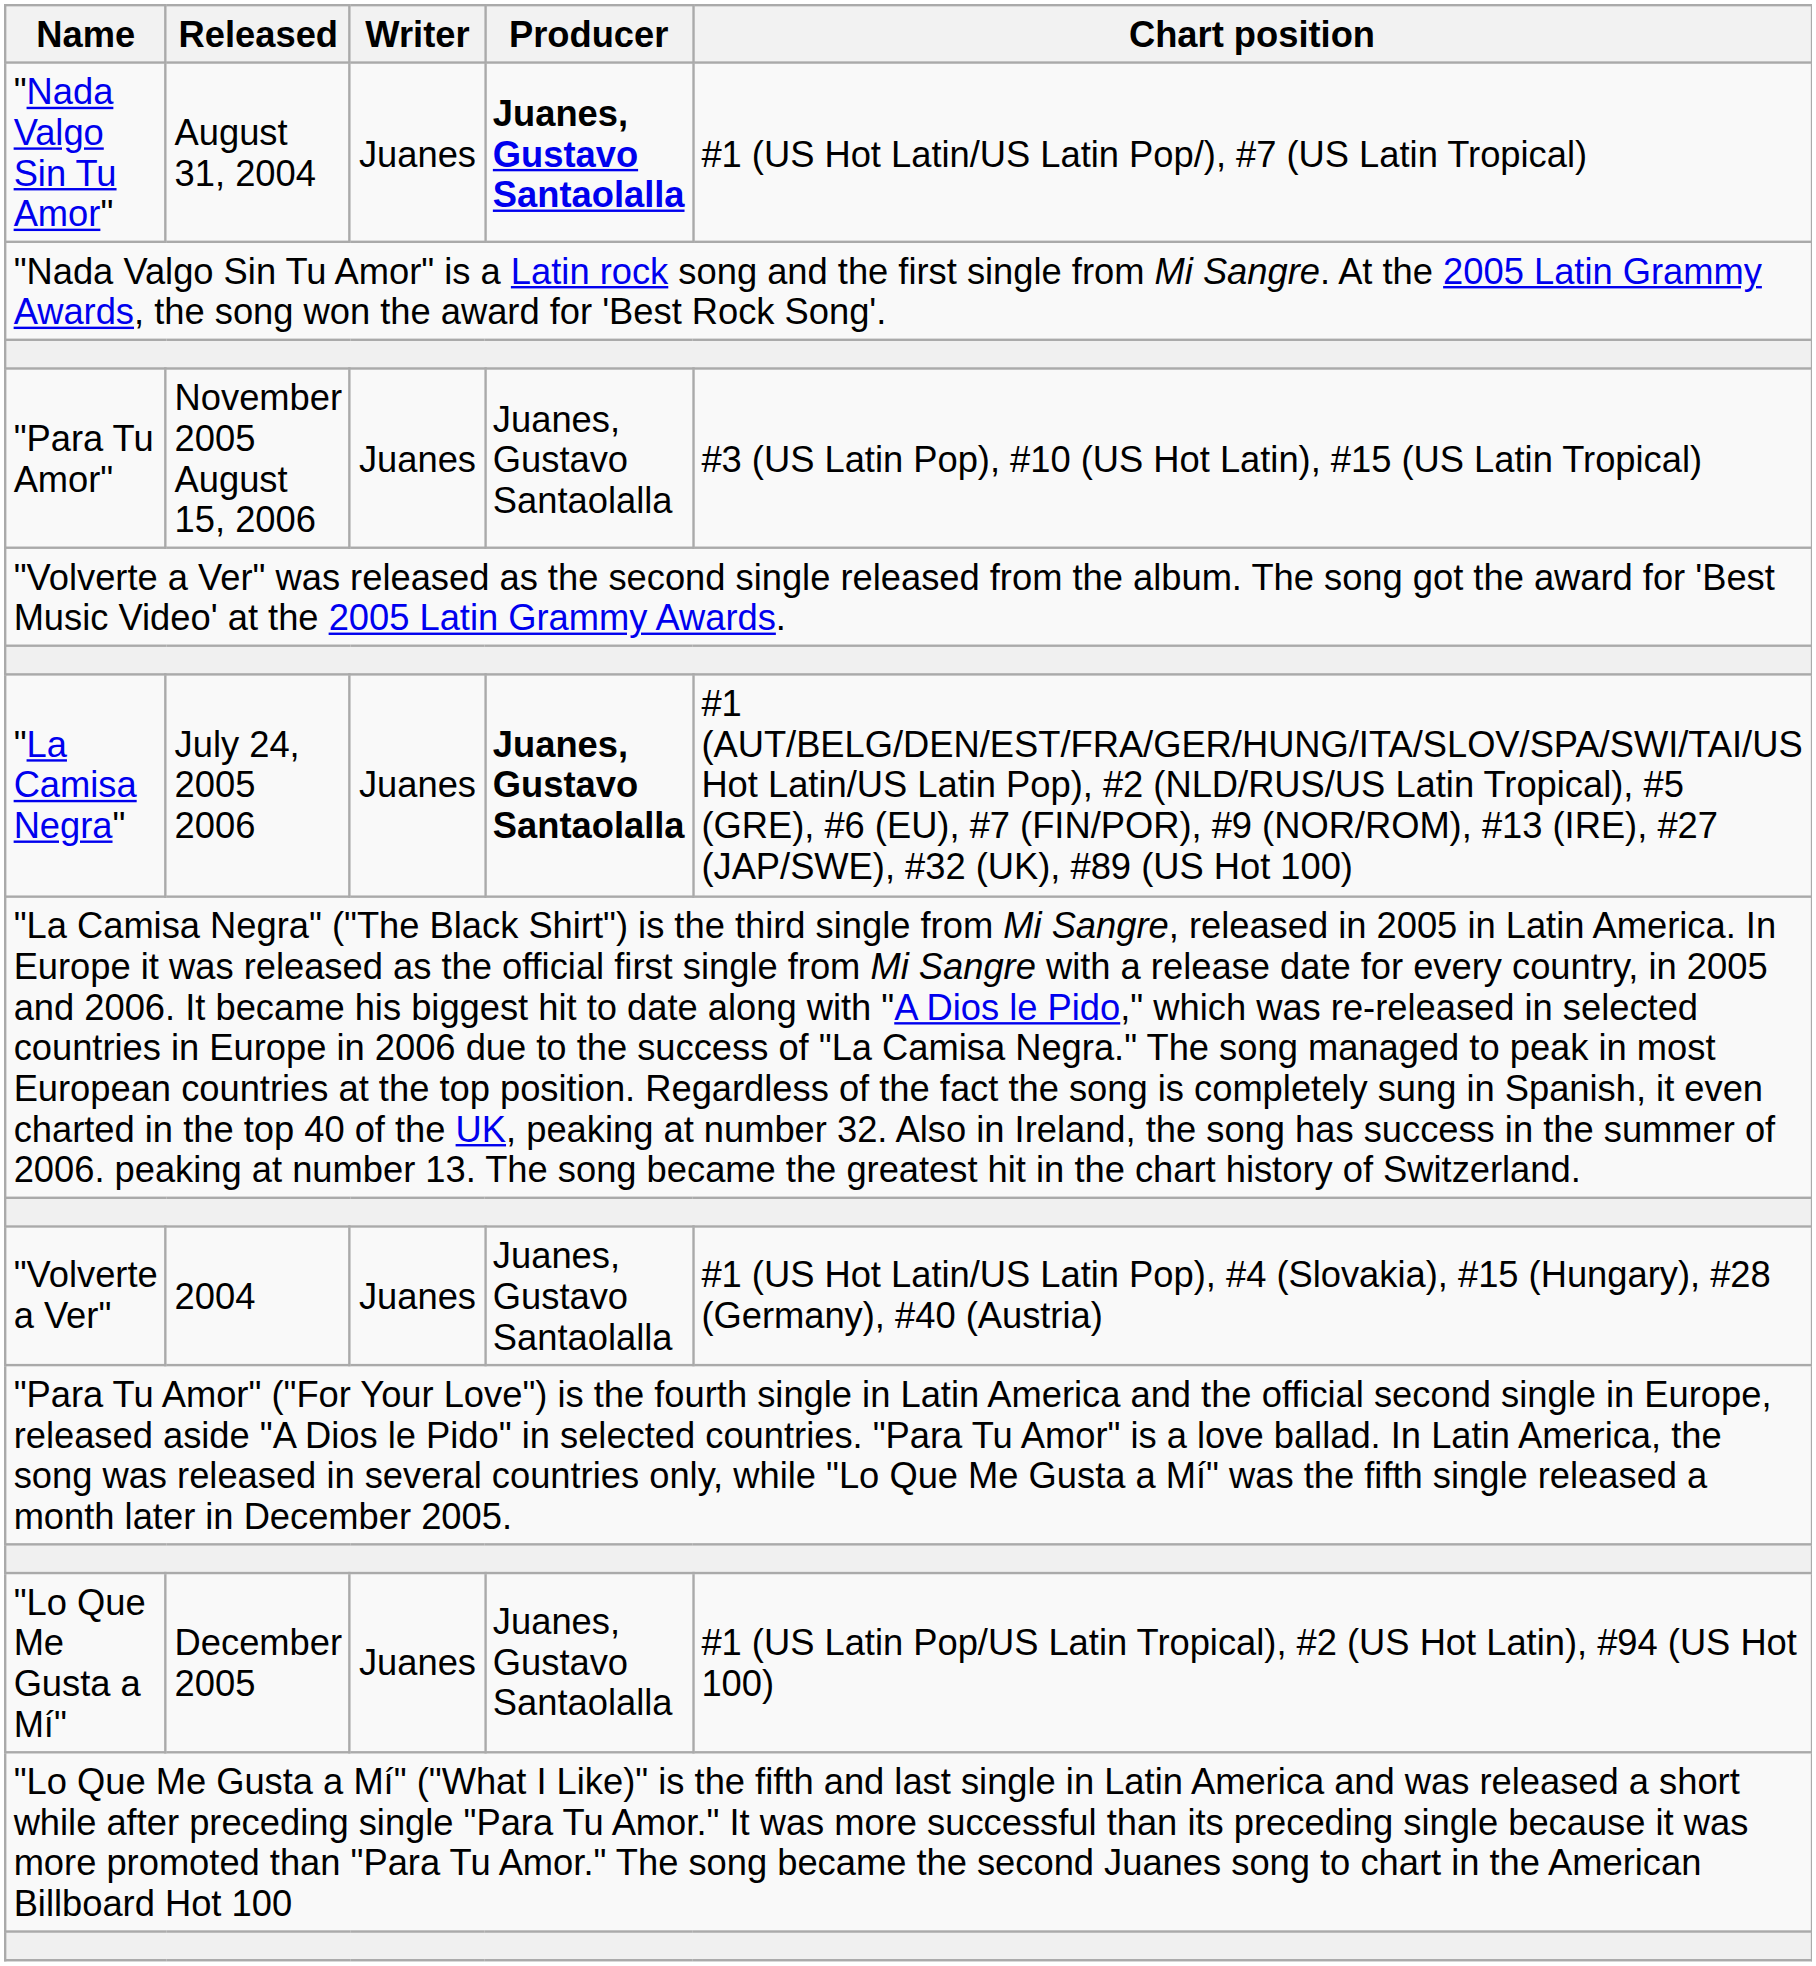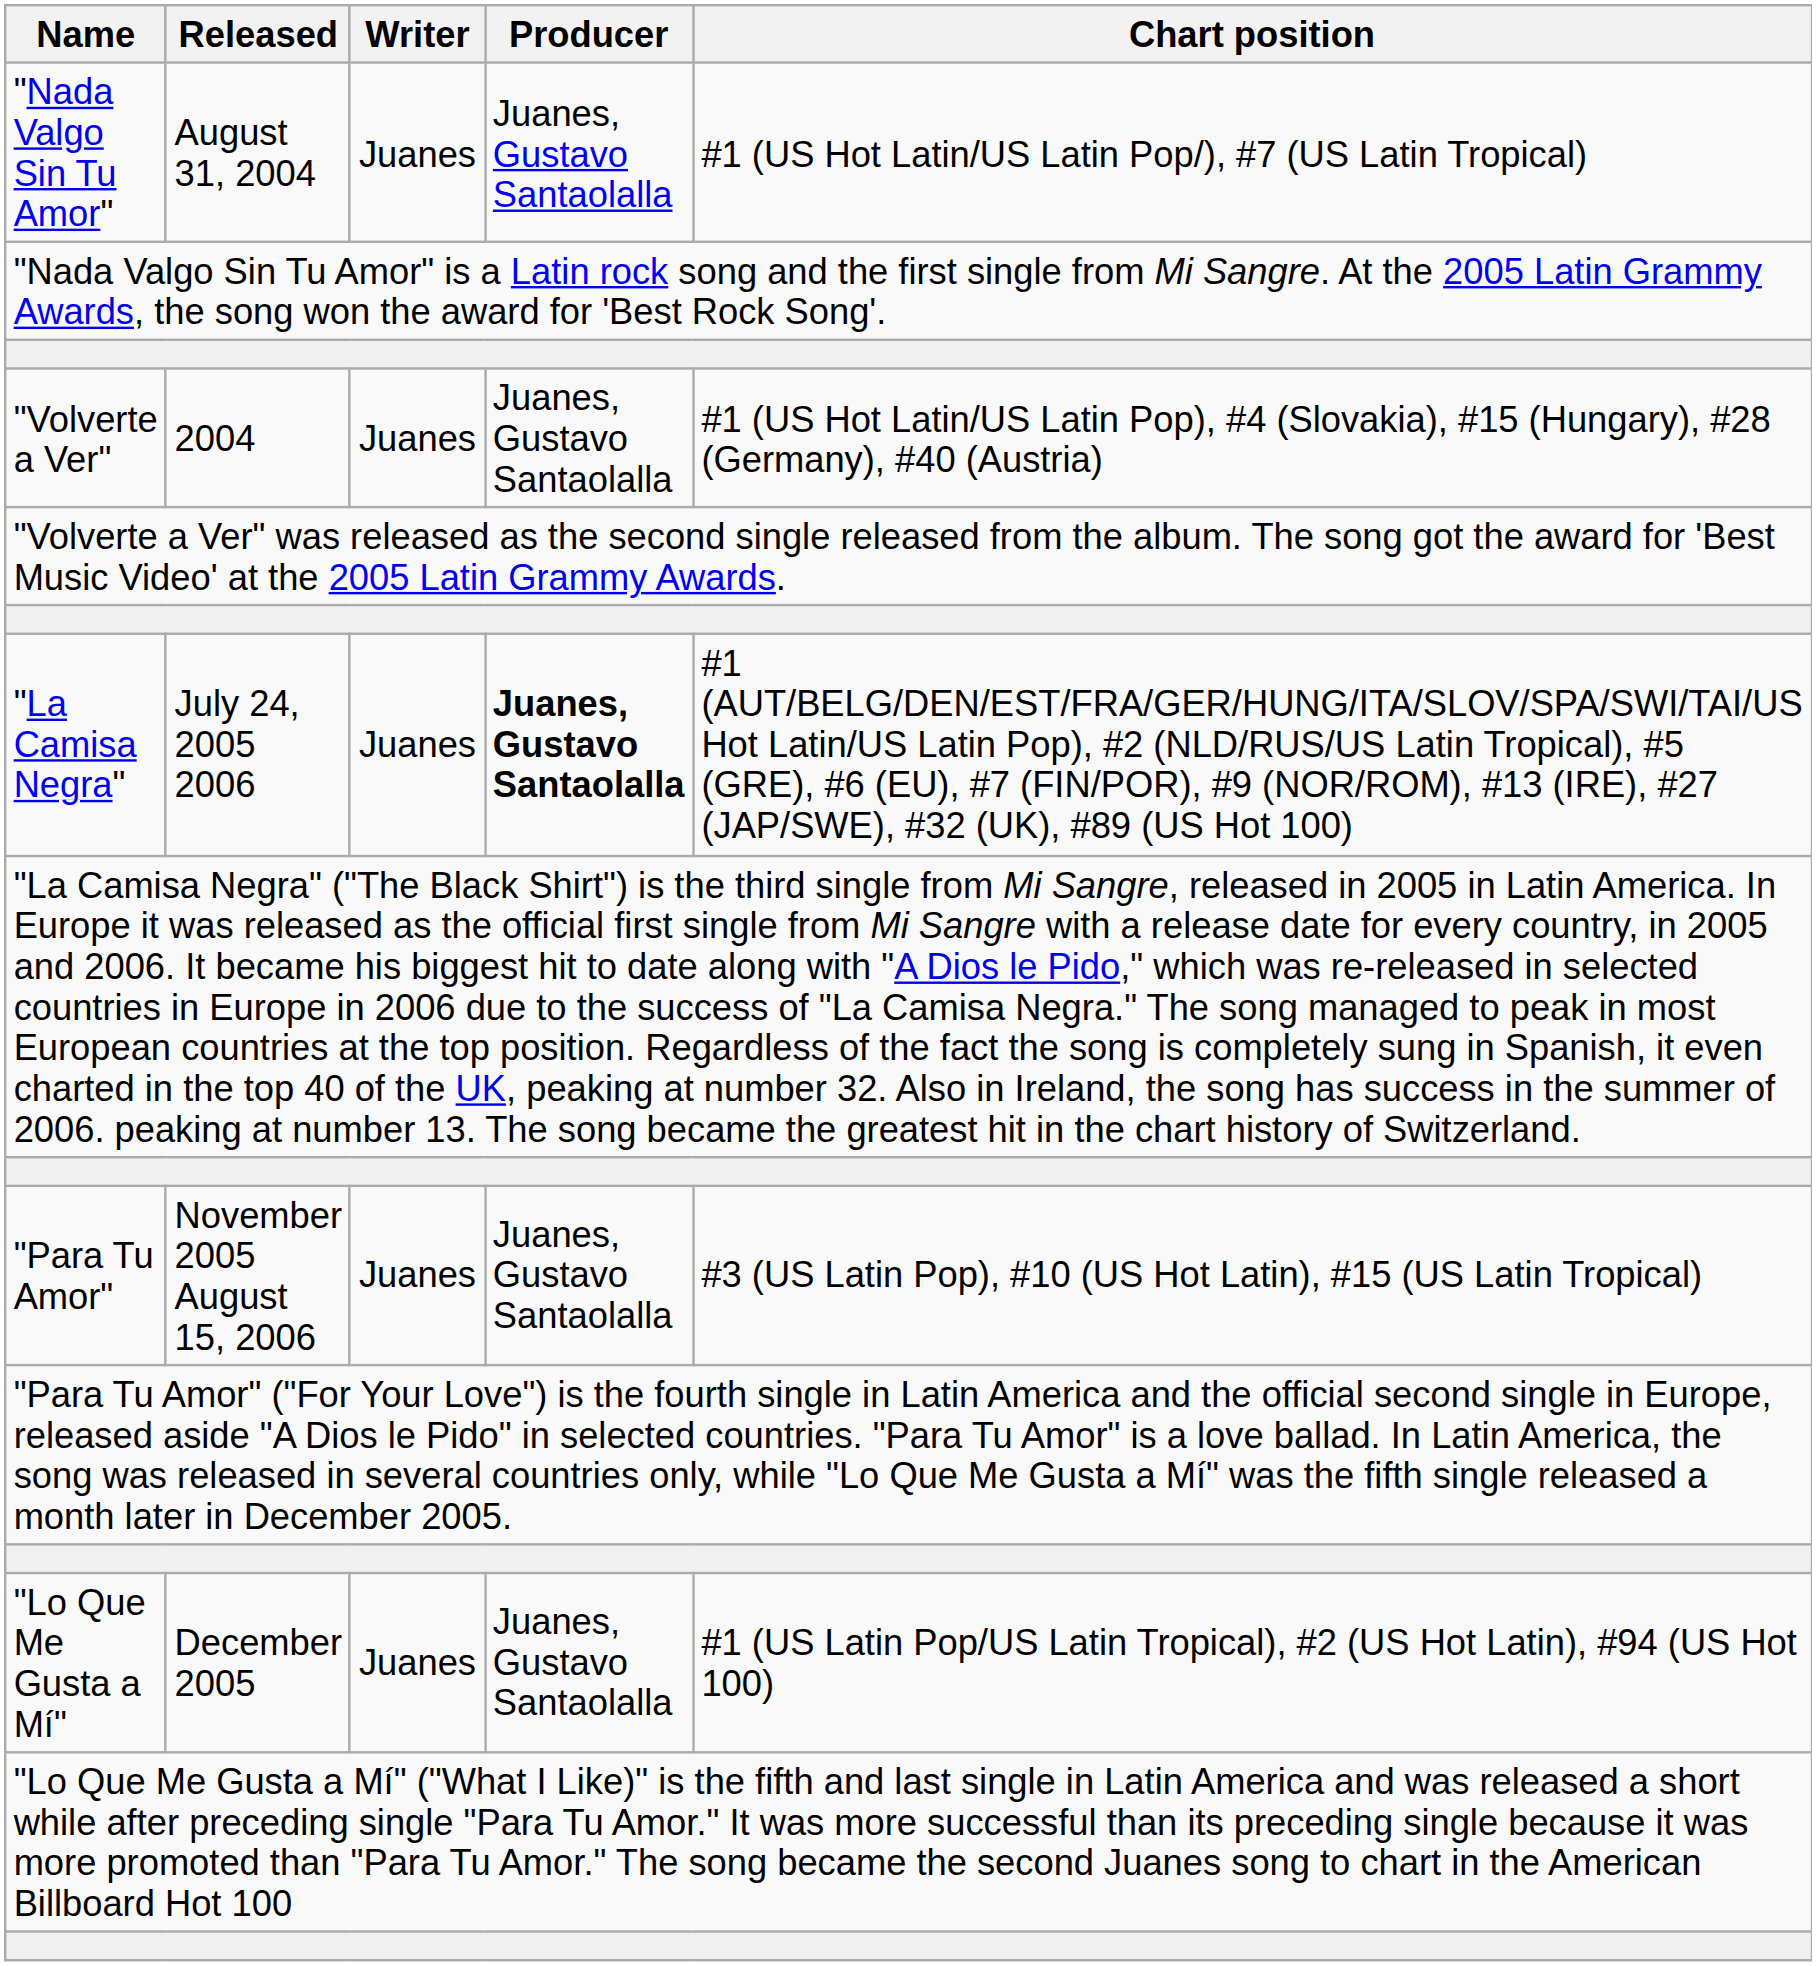(589, 153) bold -> (583, 153) normal
rows swapped: (86, 1295) <-> (84, 459)
